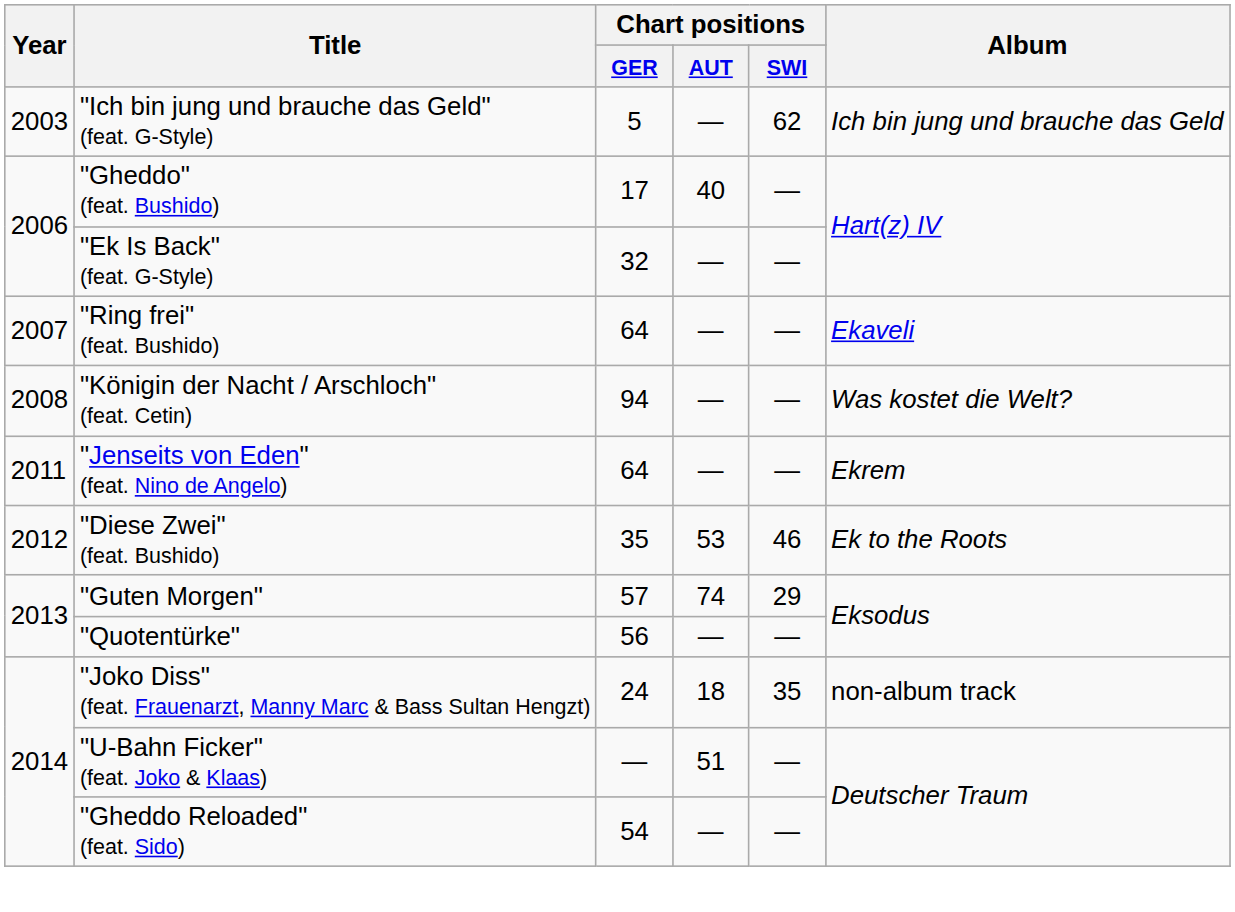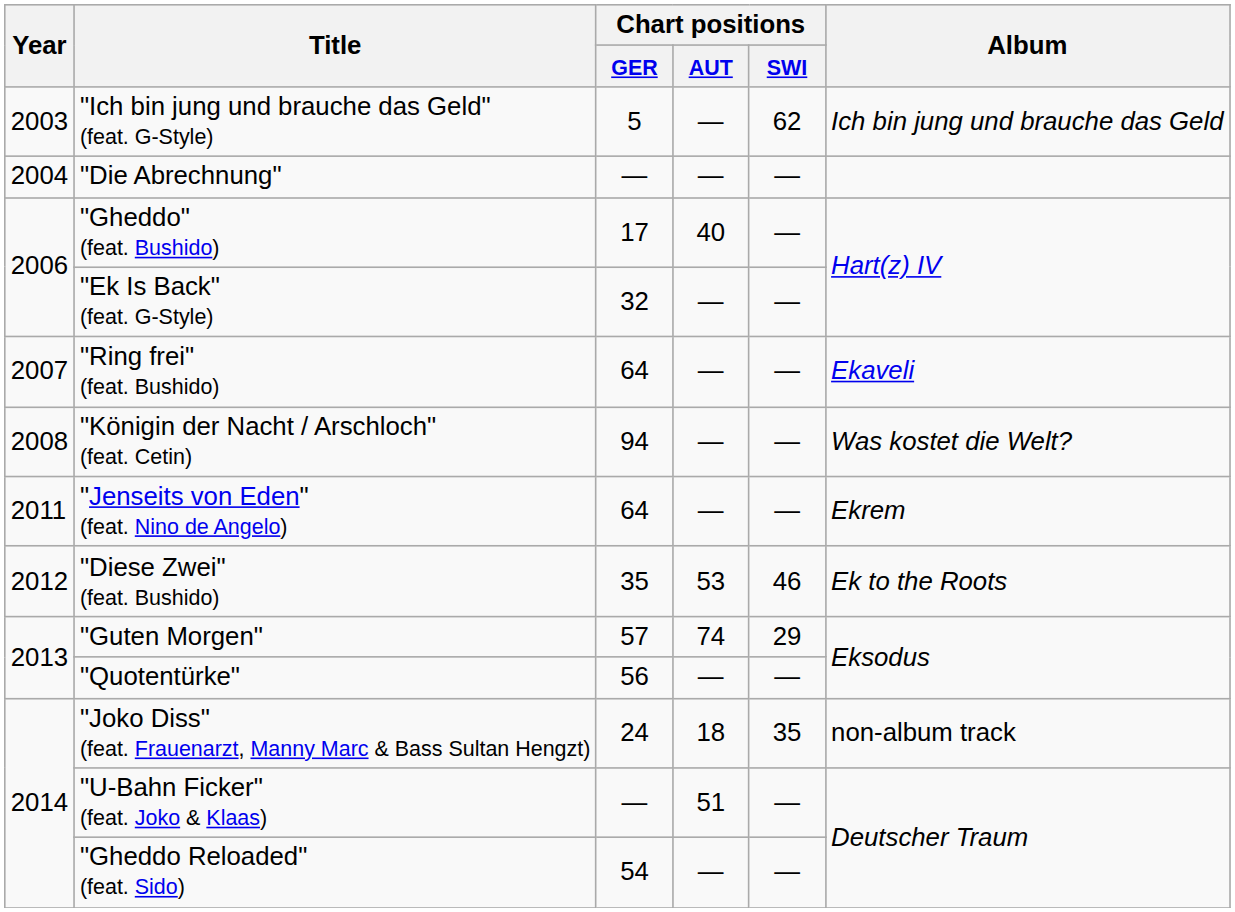+ row: (181, 176)
